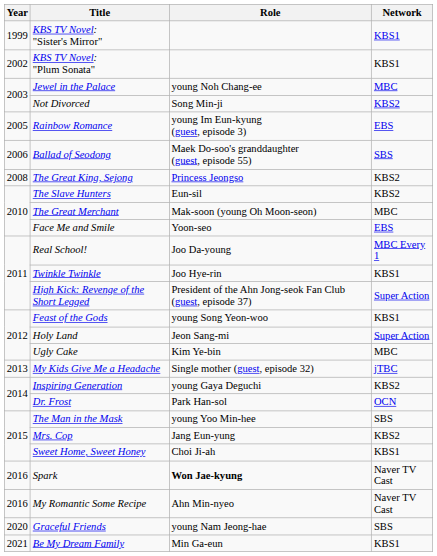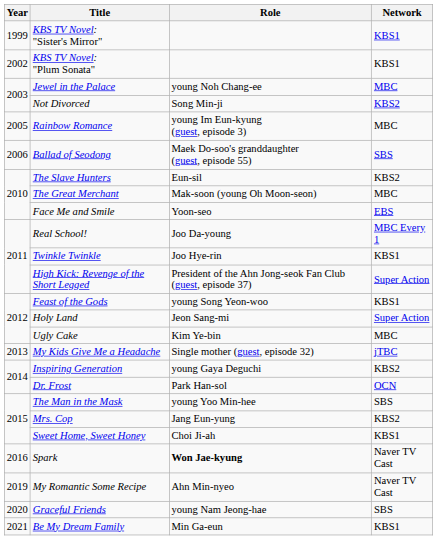(384, 126) EBS -> (386, 126) MBC
- row: (83, 177)
(17, 503) 2016 -> (17, 487) 2019
